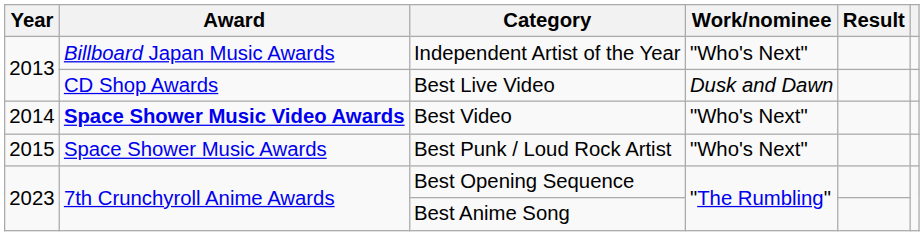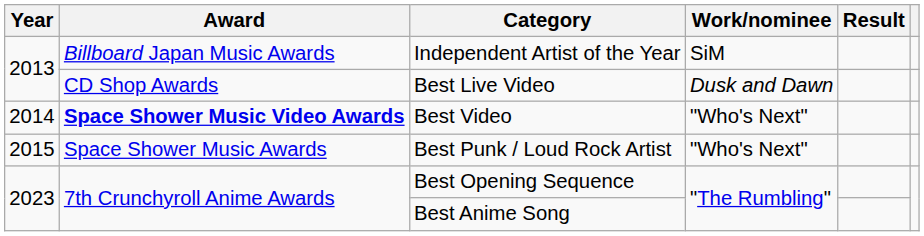(749, 52) "Who's Next" -> (707, 52) SiM
